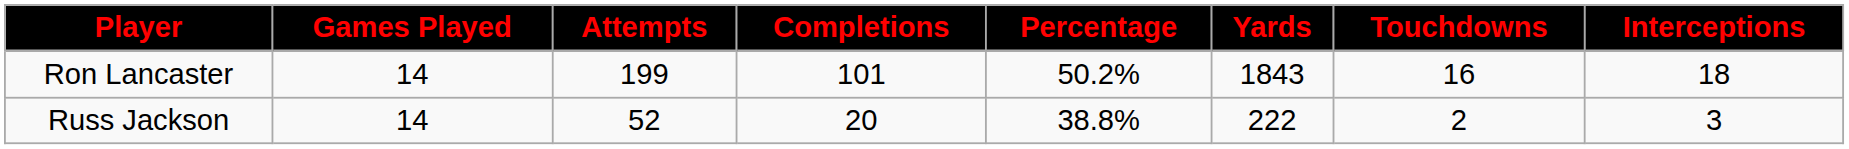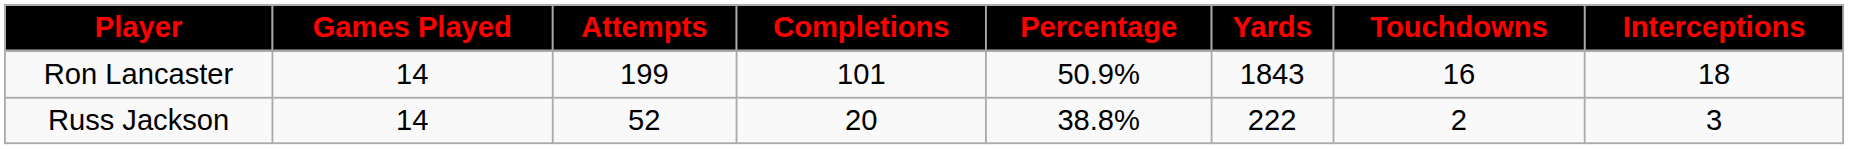(1099, 73) 50.2% -> (1099, 73) 50.9%
